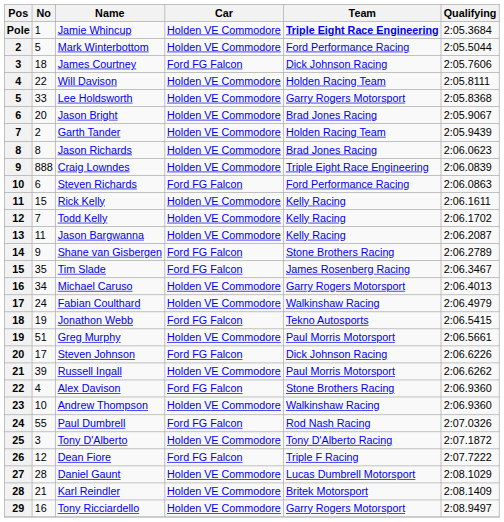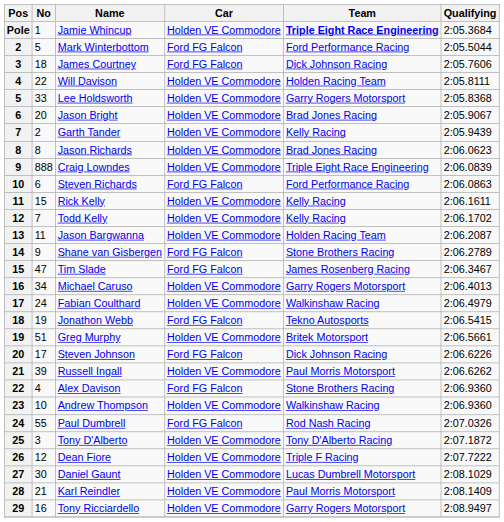(224, 47) Holden VE Commodore -> (205, 47) Ford FG Falcon
(336, 133) Holden Racing Team -> (316, 133) Kelly Racing
(316, 235) Kelly Racing -> (336, 235) Holden Racing Team
(41, 269) 35 -> (41, 269) 47
(340, 338) Paul Morris Motorsport -> (327, 338) Britek Motorsport
(205, 457) Ford FG Falcon -> (224, 457) Holden VE Commodore
(41, 474) 28 -> (41, 474) 30
(327, 491) Britek Motorsport -> (340, 491) Paul Morris Motorsport
